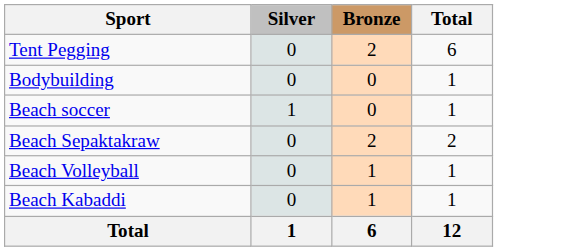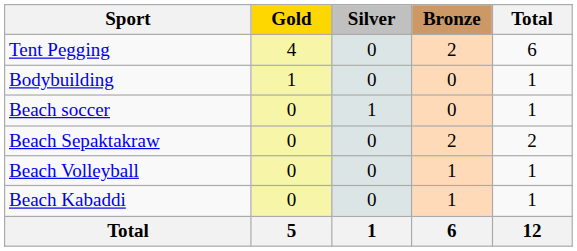+ column: (291, 19)
